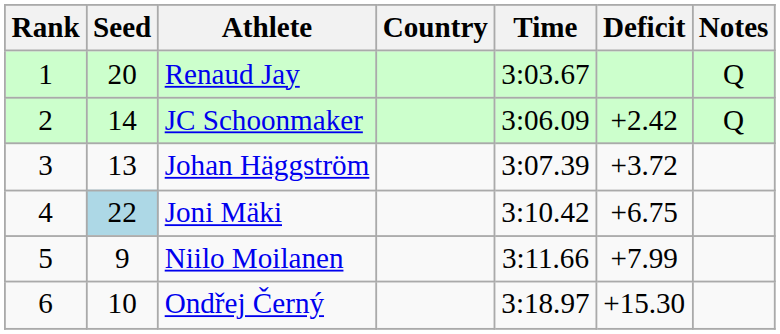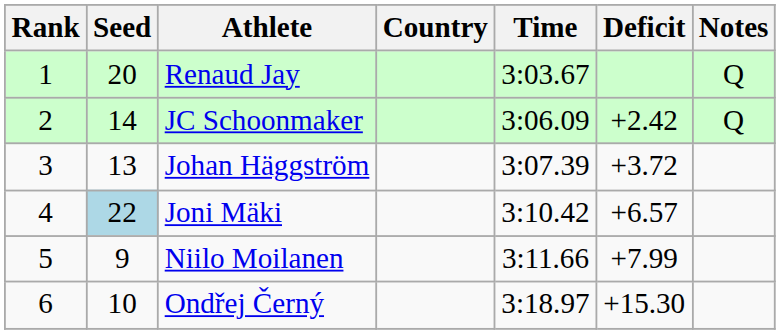(644, 212) +6.75 -> (644, 212) +6.57
